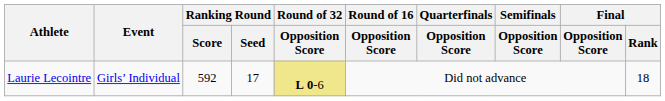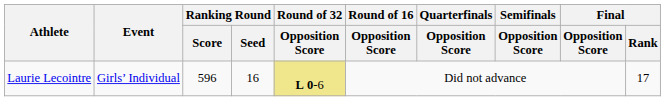(207, 78) 592 -> (207, 78) 596
(253, 78) 17 -> (253, 78) 16
(643, 78) 18 -> (643, 78) 17
